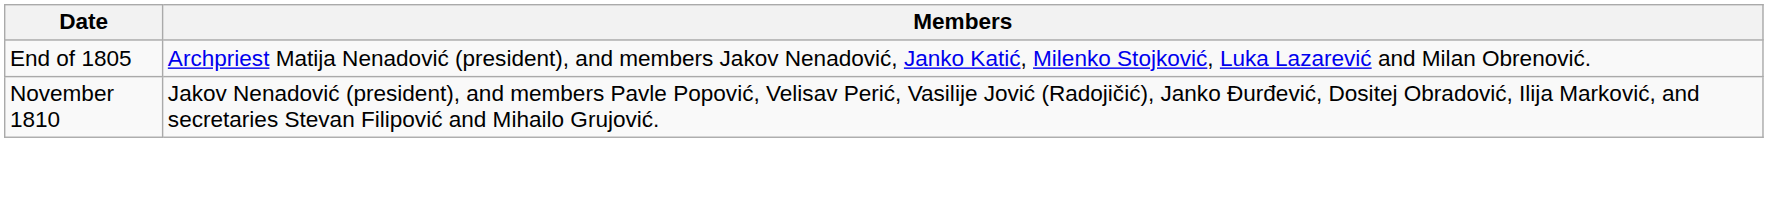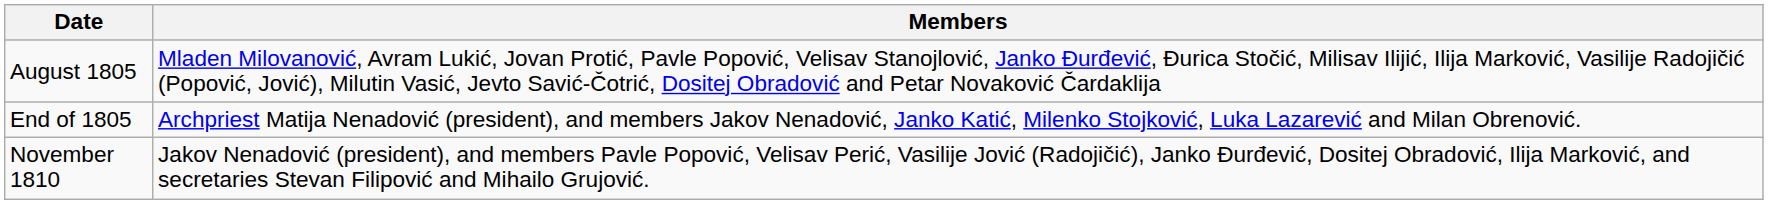+ row: (73, 70)
